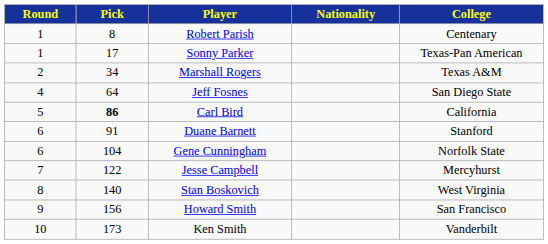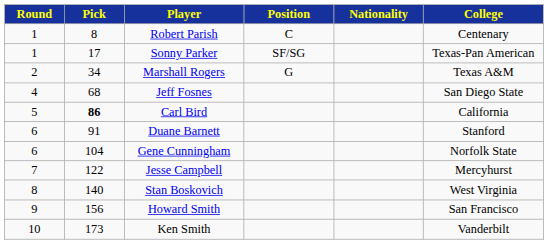+ column: (289, 14)
(112, 92) 64 -> (94, 92) 68
